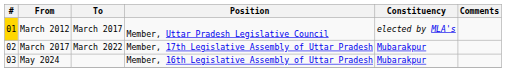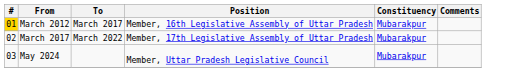(228, 34) Member, Uttar Pradesh Legislative Council -> (250, 24) Member, 16th Legislative Assembly of Uttar Pradesh
(416, 29) elected by MLA's -> (402, 24) Mubarakpur
(250, 60) Member, 16th Legislative Assembly of Uttar Pradesh -> (228, 60) Member, Uttar Pradesh Legislative Council
